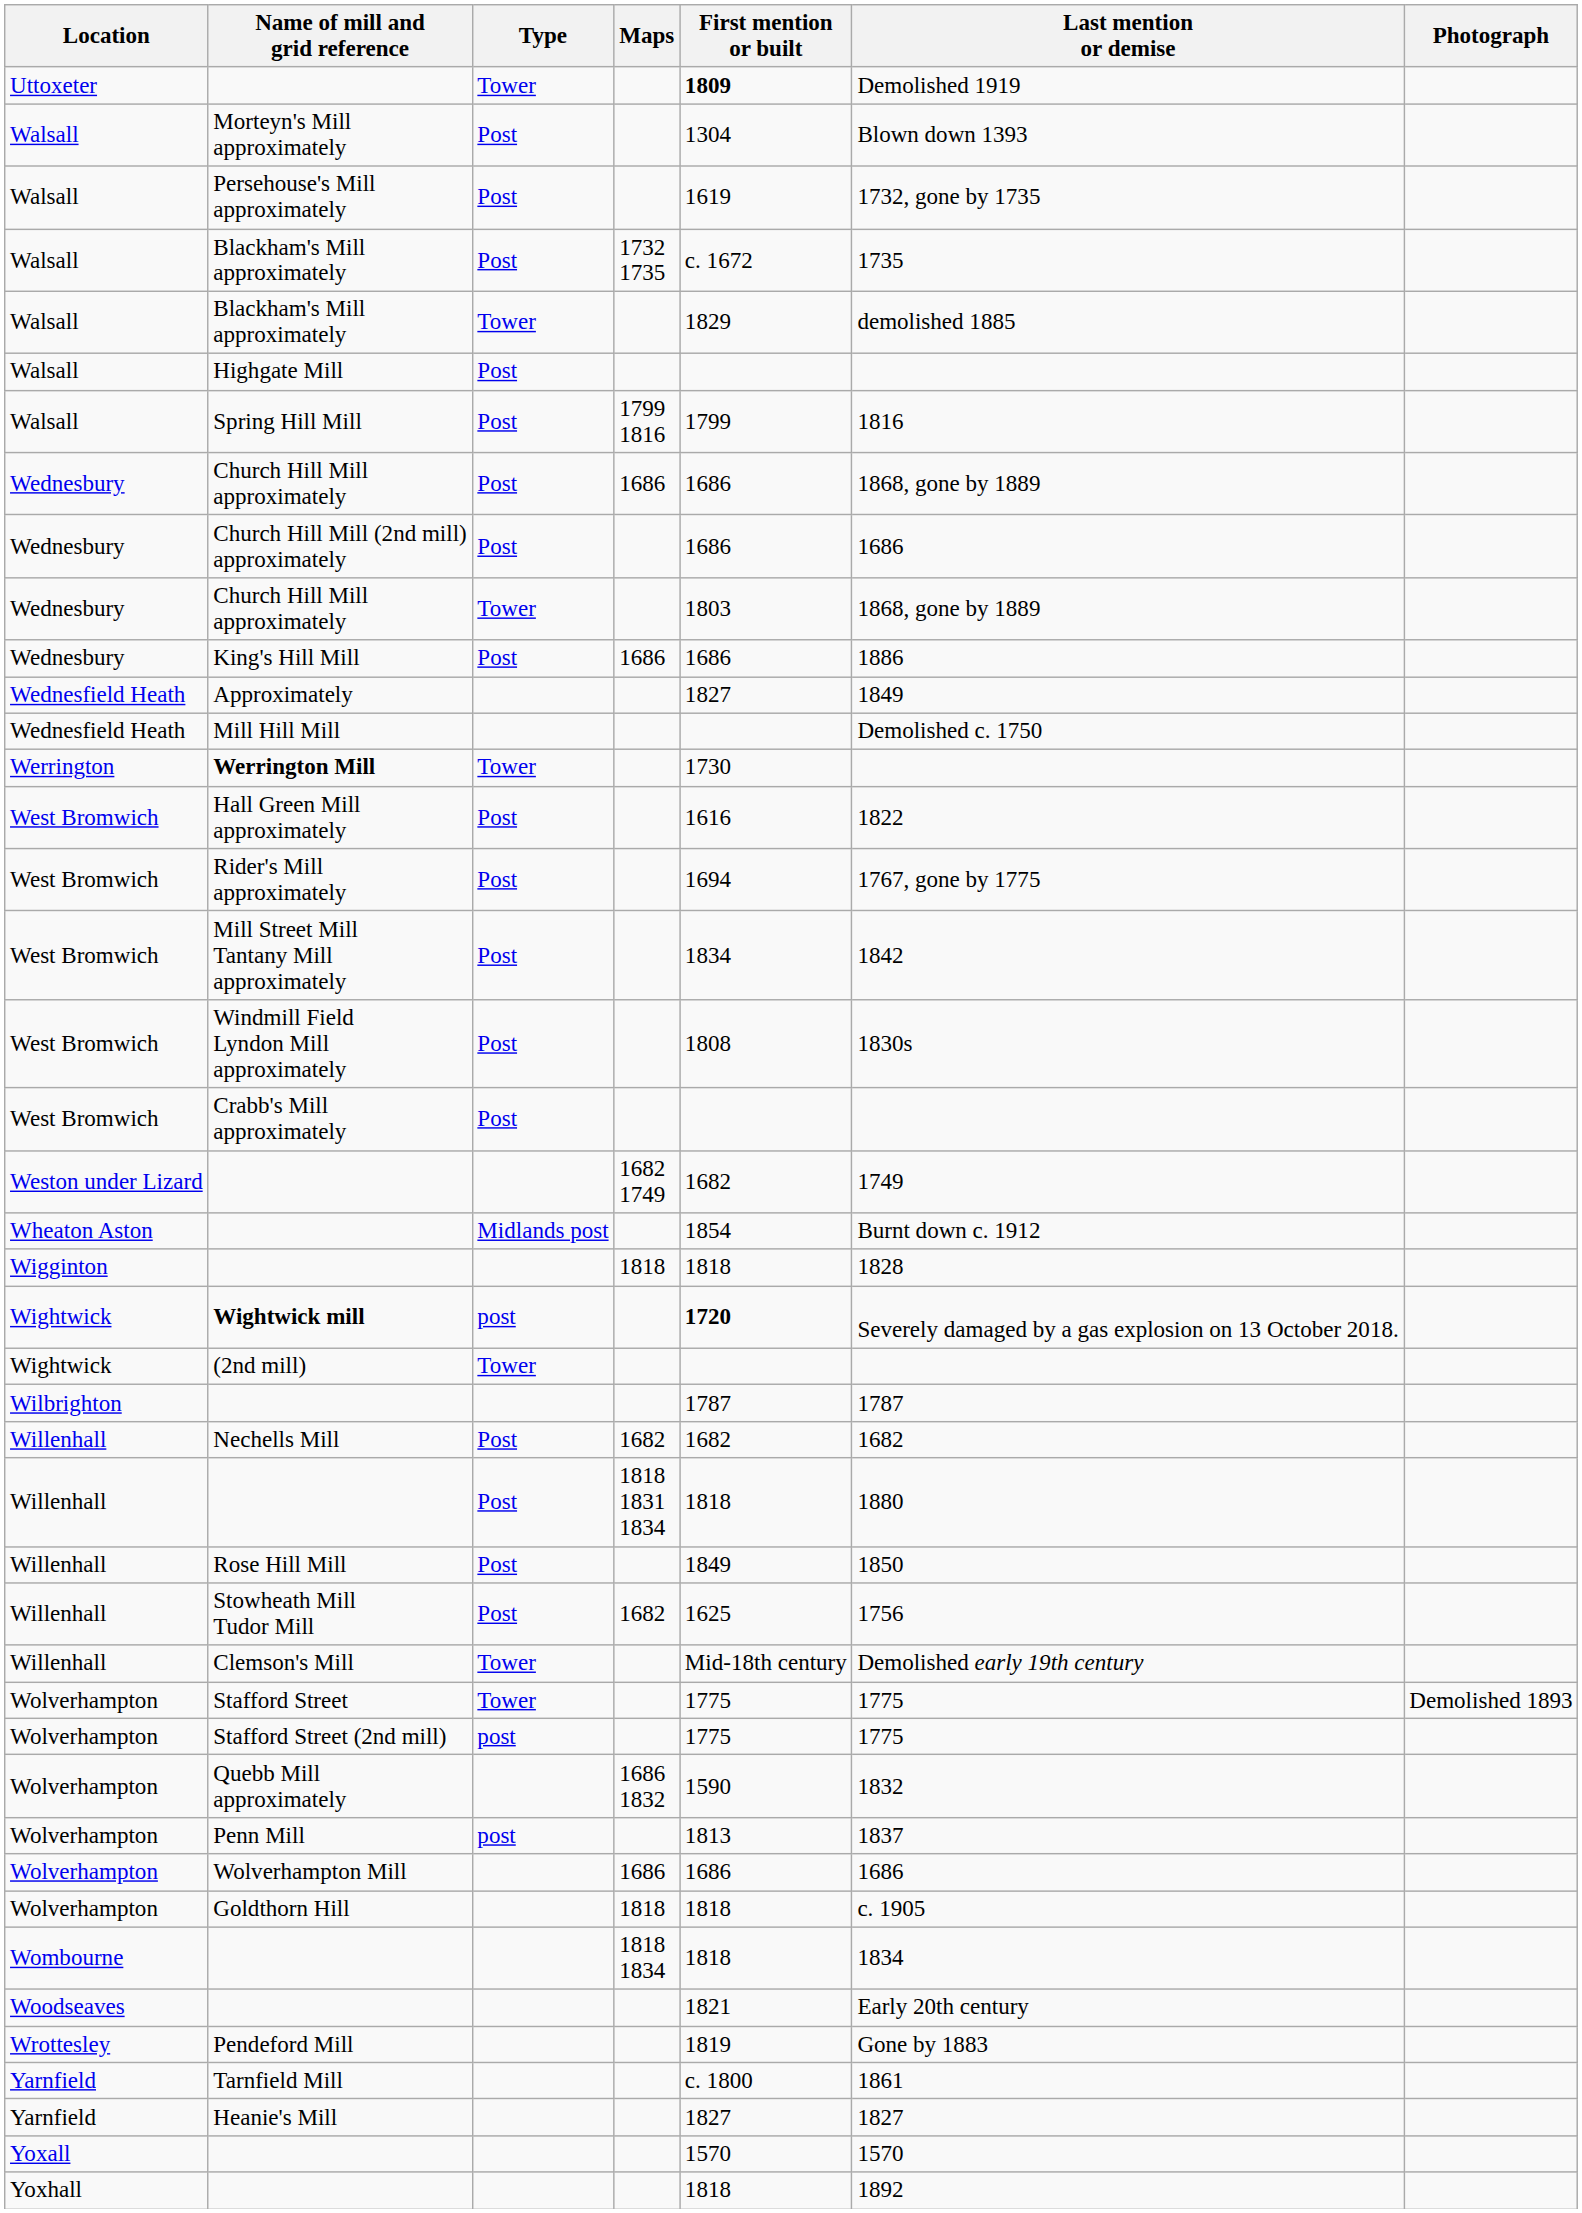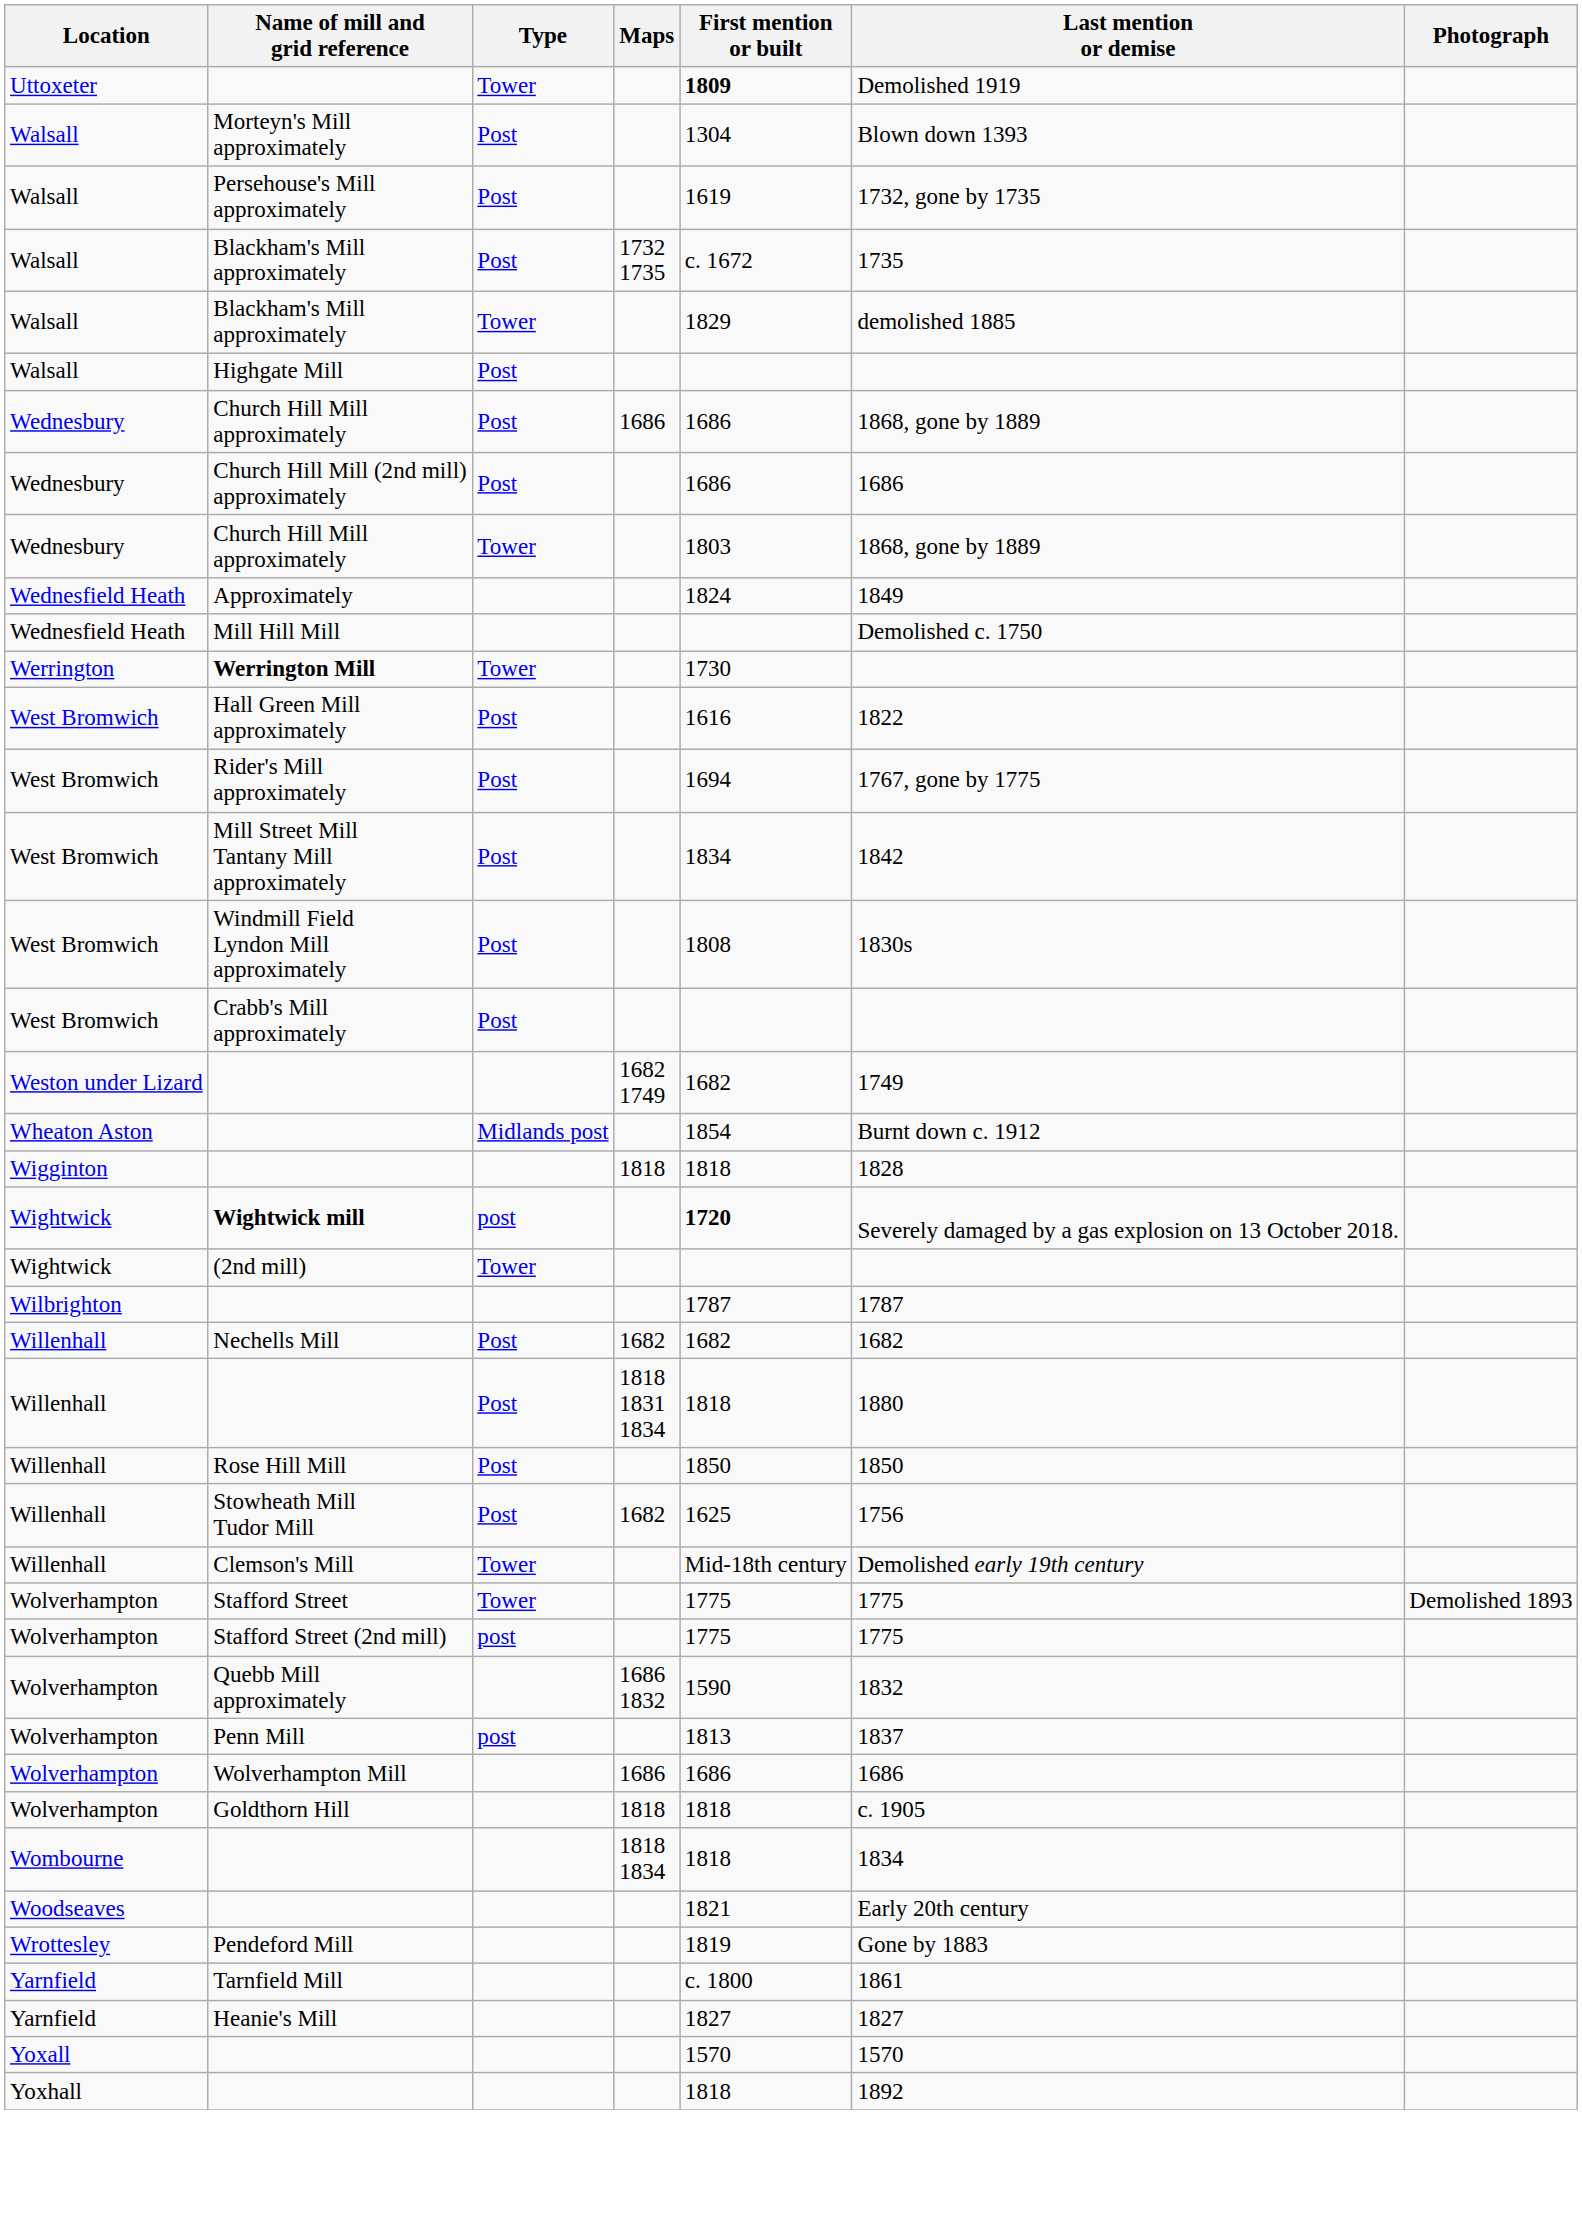- row: (44, 421)
- row: (67, 657)
(708, 694) 1827 -> (708, 595) 1824
(708, 1564) 1849 -> (708, 1465) 1850
